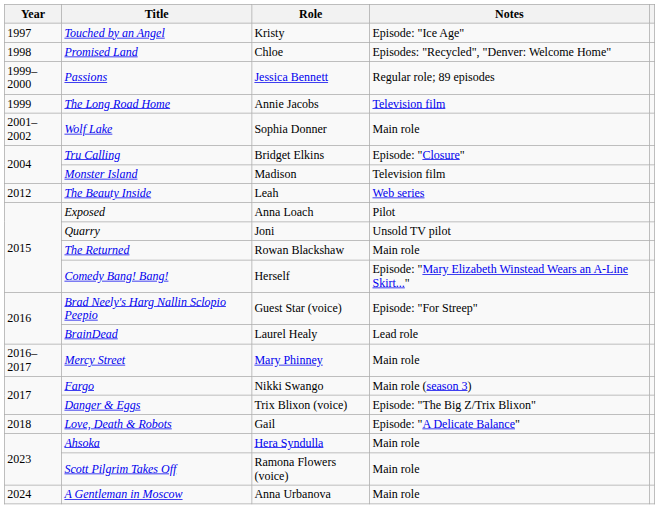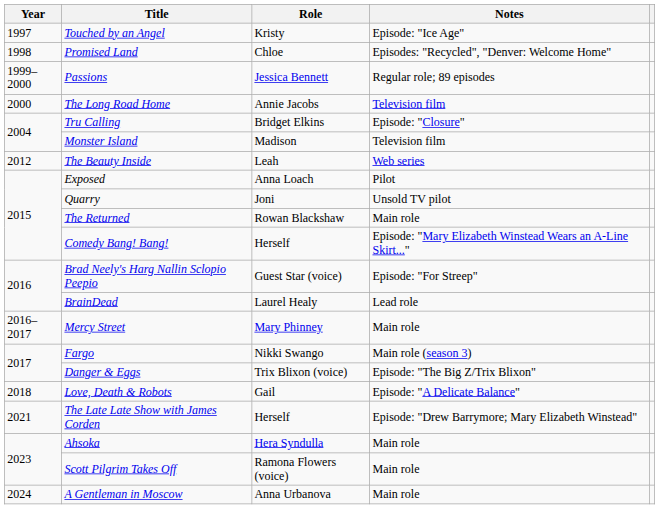(19, 103) 1999 -> (19, 103) 2000
- row: (88, 129)
+ row: (141, 417)
